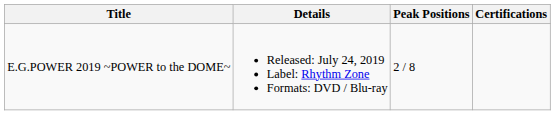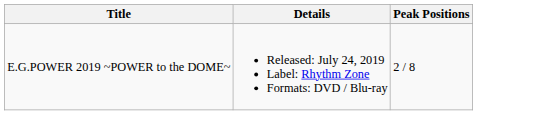- column: (511, 14)
